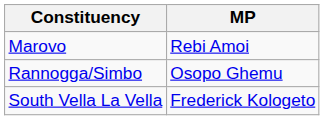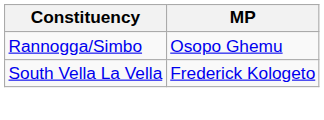- row: (37, 45)
